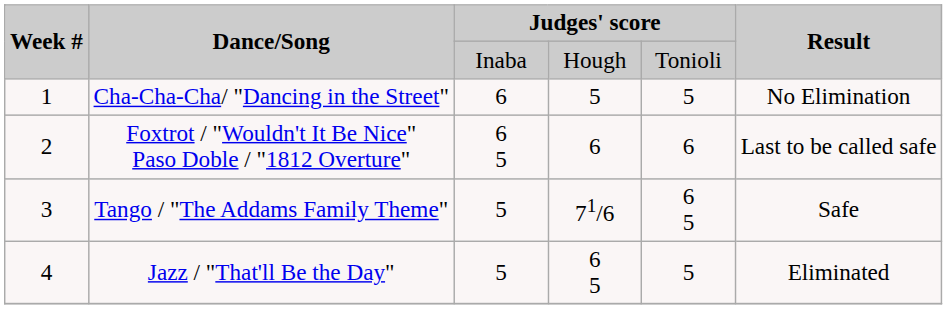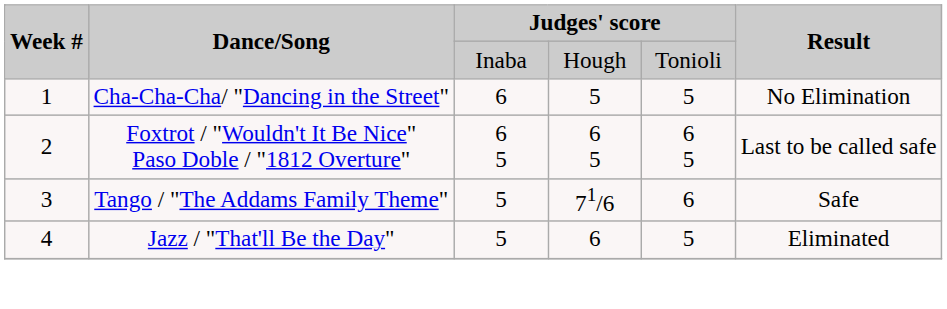(595, 146) 6 -> (595, 146) 6 5
(688, 146) 6 -> (688, 146) 6 5
(688, 209) 6 5 -> (688, 199) 6
(595, 272) 6 5 -> (595, 239) 6
